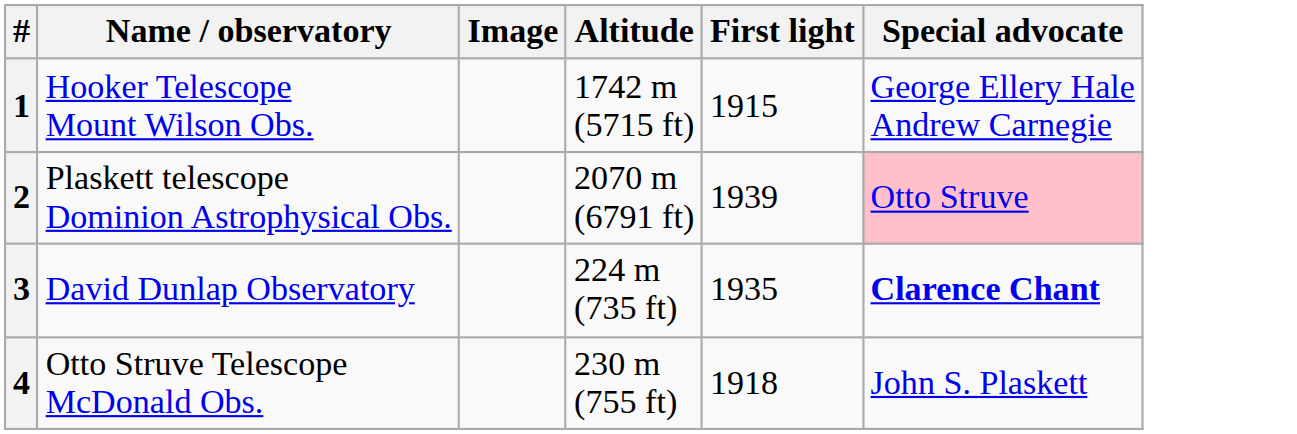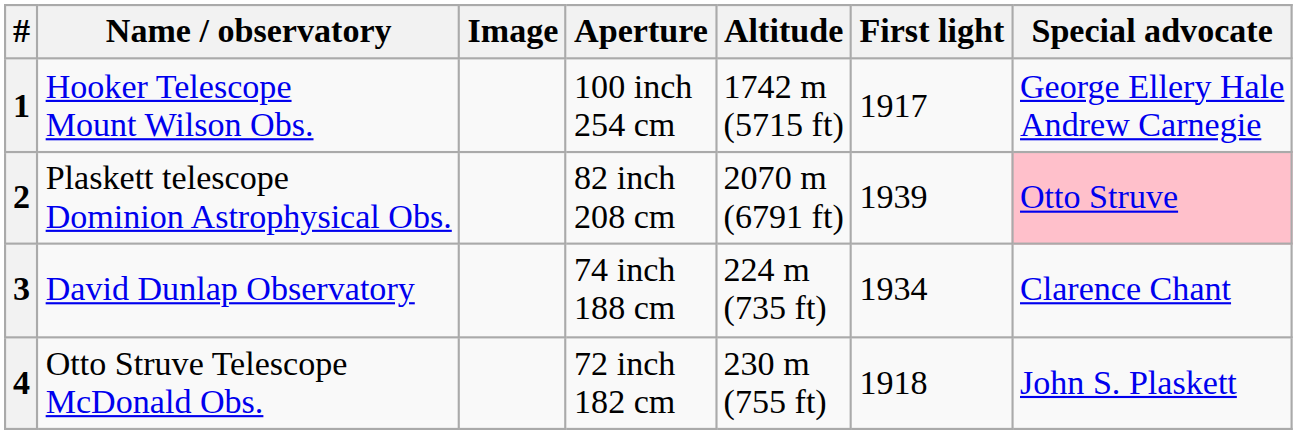+ column: (641, 31)
(744, 104) 1915 -> (894, 104) 1917
(744, 289) 1935 -> (894, 289) 1934
(985, 289) bold -> (1126, 289) normal
